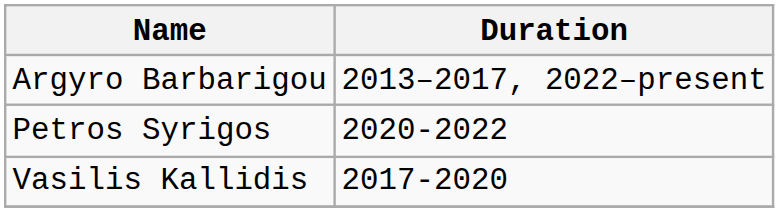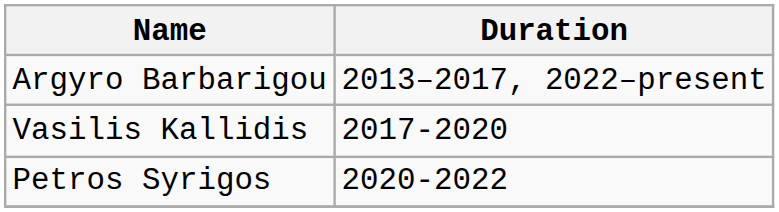rows swapped: (160, 181) <-> (142, 131)
